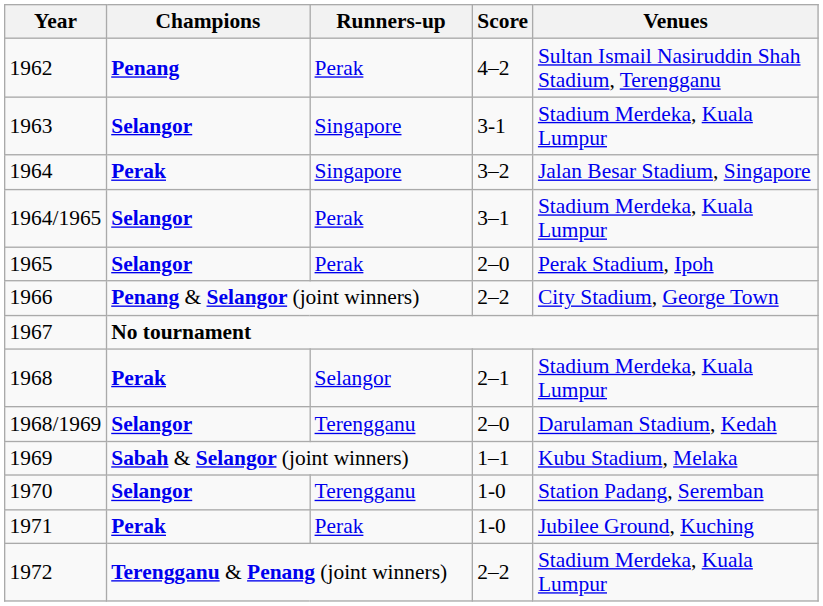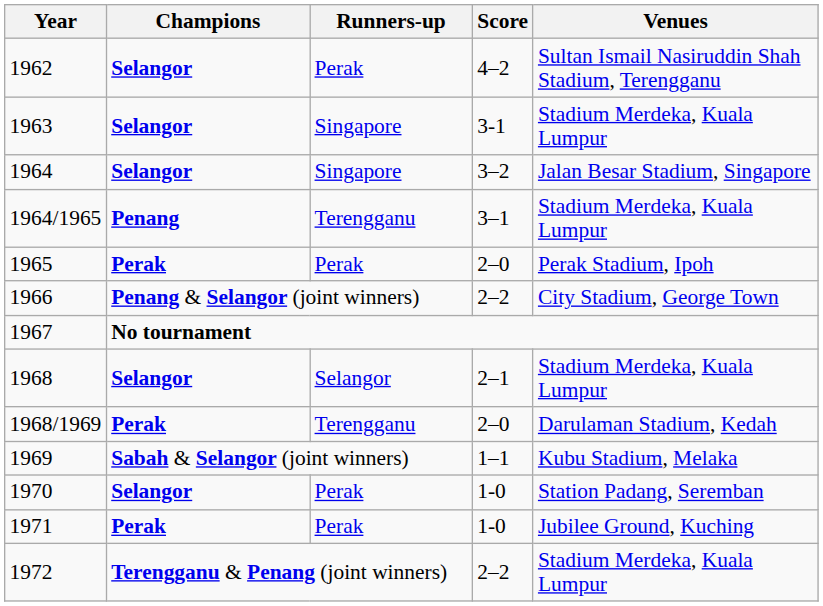(145, 67) Penang -> (152, 67) Selangor
(139, 171) Perak -> (152, 171) Selangor
(152, 217) Selangor -> (145, 217) Penang
(339, 217) Perak -> (365, 217) Terengganu
(152, 263) Selangor -> (139, 263) Perak
(139, 377) Perak -> (152, 377) Selangor
(152, 424) Selangor -> (139, 424) Perak
(365, 492) Terengganu -> (339, 492) Perak
